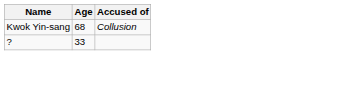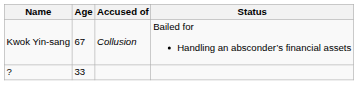+ column: (252, 12)
(80, 27) 68 -> (80, 42) 67
